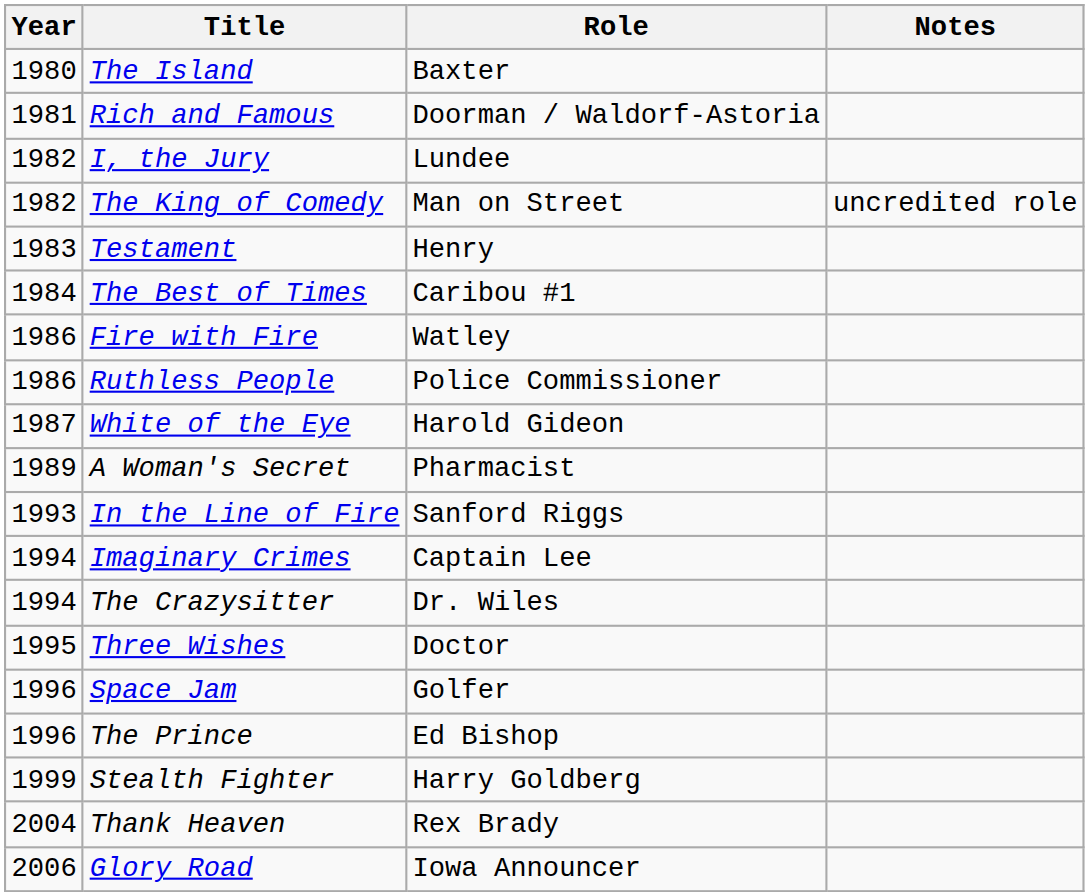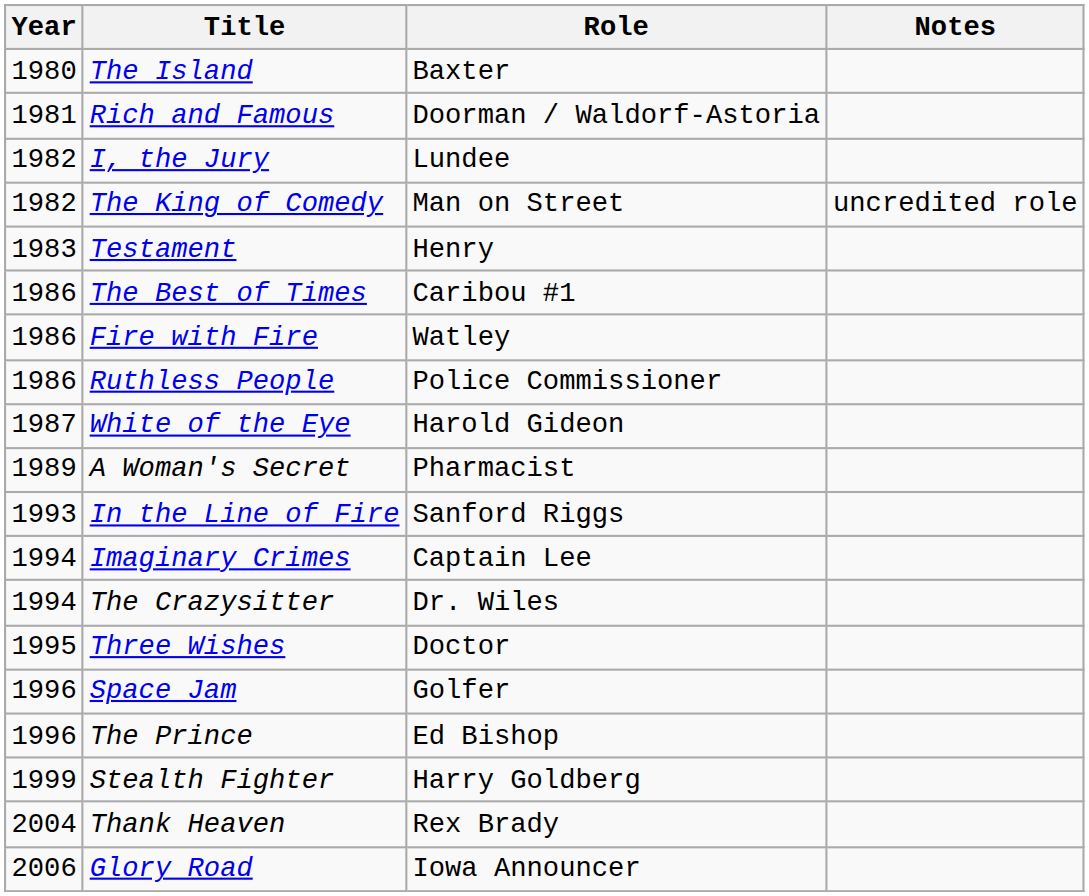(44, 293) 1984 -> (44, 293) 1986
